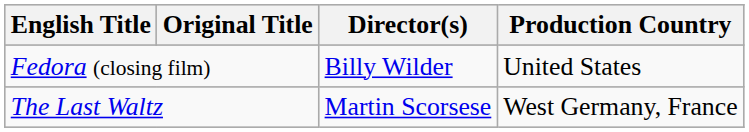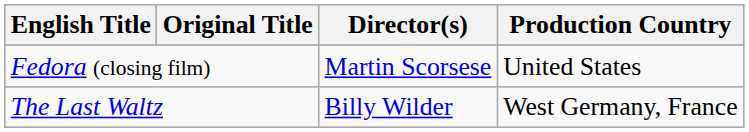(389, 65) Billy Wilder -> (408, 65) Martin Scorsese
(408, 106) Martin Scorsese -> (389, 106) Billy Wilder
